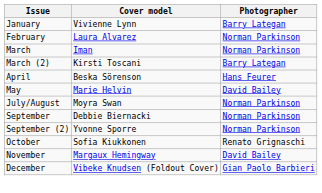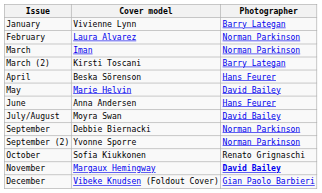+ row: (16, 103)
(261, 103) Norman Parkinson -> (252, 116) David Bailey
(252, 155) normal -> (252, 169) bold
